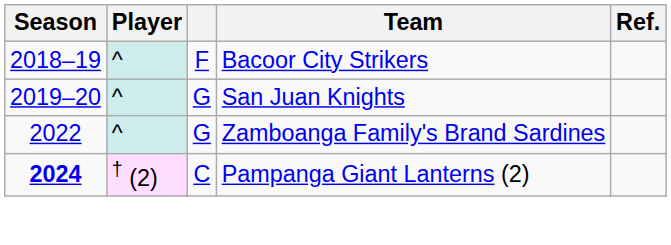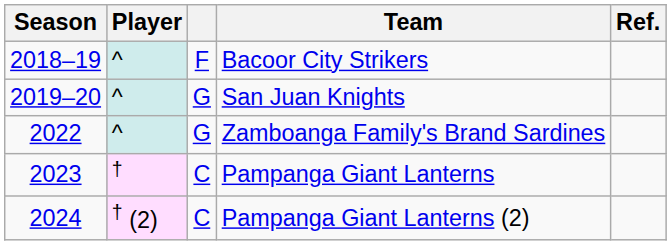+ row: (358, 174)
(56, 174) bold -> (56, 217) normal
